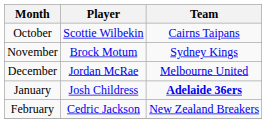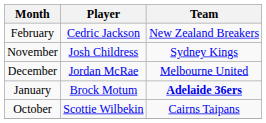rows swapped: (32, 33) <-> (32, 109)
(103, 52) Brock Motum -> (103, 52) Josh Childress
(103, 90) Josh Childress -> (103, 90) Brock Motum
